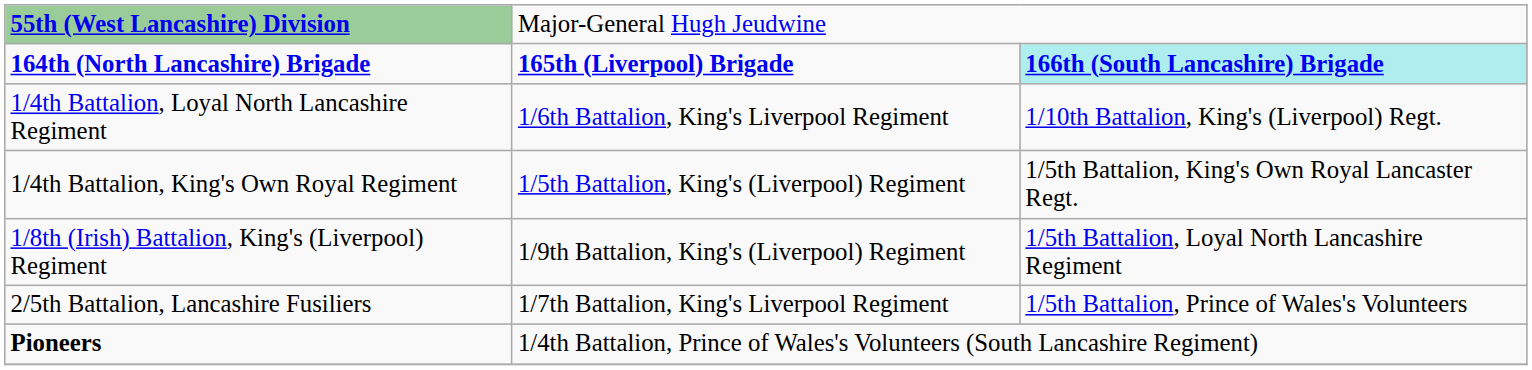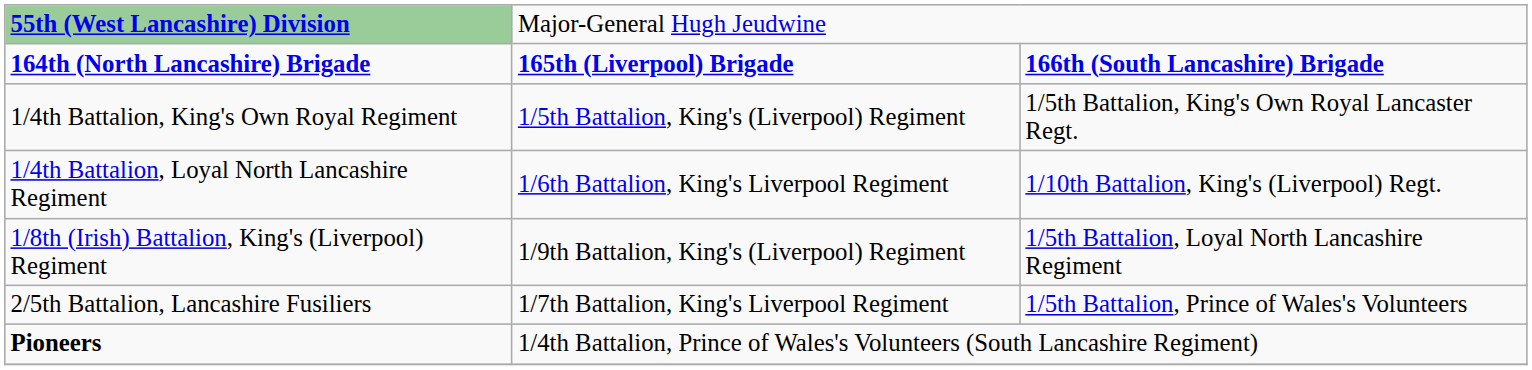(1205, 63) paleturquoise background -> (1205, 63) no background
rows swapped: (234, 184) <-> (209, 116)
